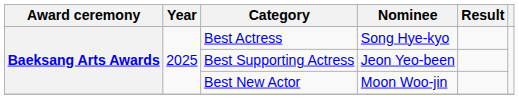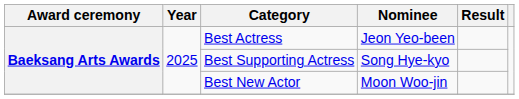(405, 37) Song Hye-kyo -> (408, 37) Jeon Yeo-been
(408, 60) Jeon Yeo-been -> (405, 60) Song Hye-kyo
